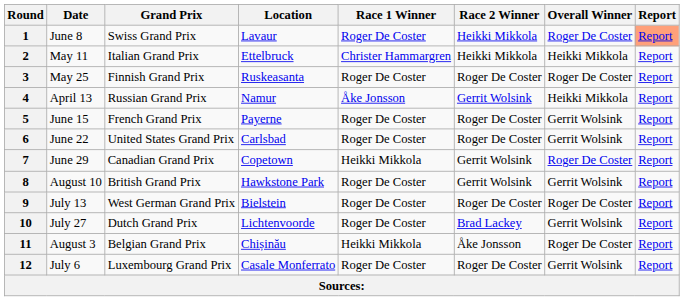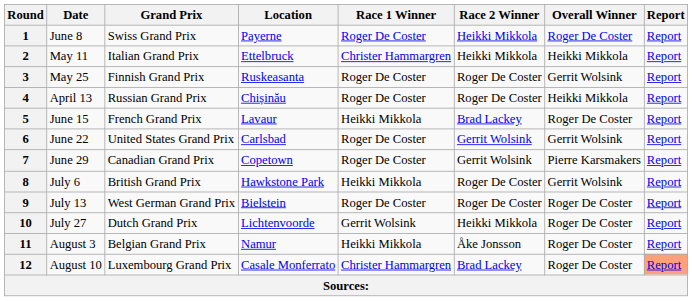(259, 35) Lavaur -> (261, 35) Payerne
(655, 35) lightsalmon background -> (664, 35) no background
(590, 77) Roger De Coster -> (585, 77) Gerrit Wolsink
(259, 98) Namur -> (263, 98) Chișinău
(373, 98) Åke Jonsson -> (383, 98) Roger De Coster
(494, 98) Gerrit Wolsink -> (499, 98) Roger De Coster
(261, 119) Payerne -> (259, 119) Lavaur
(383, 119) Roger De Coster -> (381, 119) Heikki Mikkola
(499, 119) Roger De Coster -> (489, 119) Brad Lackey
(585, 119) Gerrit Wolsink -> (590, 119) Roger De Coster
(499, 139) Roger De Coster -> (494, 139) Gerrit Wolsink
(381, 160) Heikki Mikkola -> (383, 160) Roger De Coster
(590, 160) Roger De Coster -> (594, 160) Pierre Karsmakers
(76, 181) August 10 -> (65, 181) July 6
(383, 181) Roger De Coster -> (381, 181) Heikki Mikkola
(494, 181) Gerrit Wolsink -> (499, 181) Roger De Coster
(383, 223) Roger De Coster -> (378, 223) Gerrit Wolsink
(489, 223) Brad Lackey -> (497, 223) Heikki Mikkola
(585, 223) Gerrit Wolsink -> (590, 223) Roger De Coster
(263, 243) Chișinău -> (259, 243) Namur
(65, 264) July 6 -> (76, 264) August 10
(383, 264) Roger De Coster -> (396, 264) Christer Hammargren
(499, 264) Roger De Coster -> (489, 264) Brad Lackey
(585, 264) Gerrit Wolsink -> (590, 264) Roger De Coster
(655, 264) no background -> (664, 264) lightsalmon background
